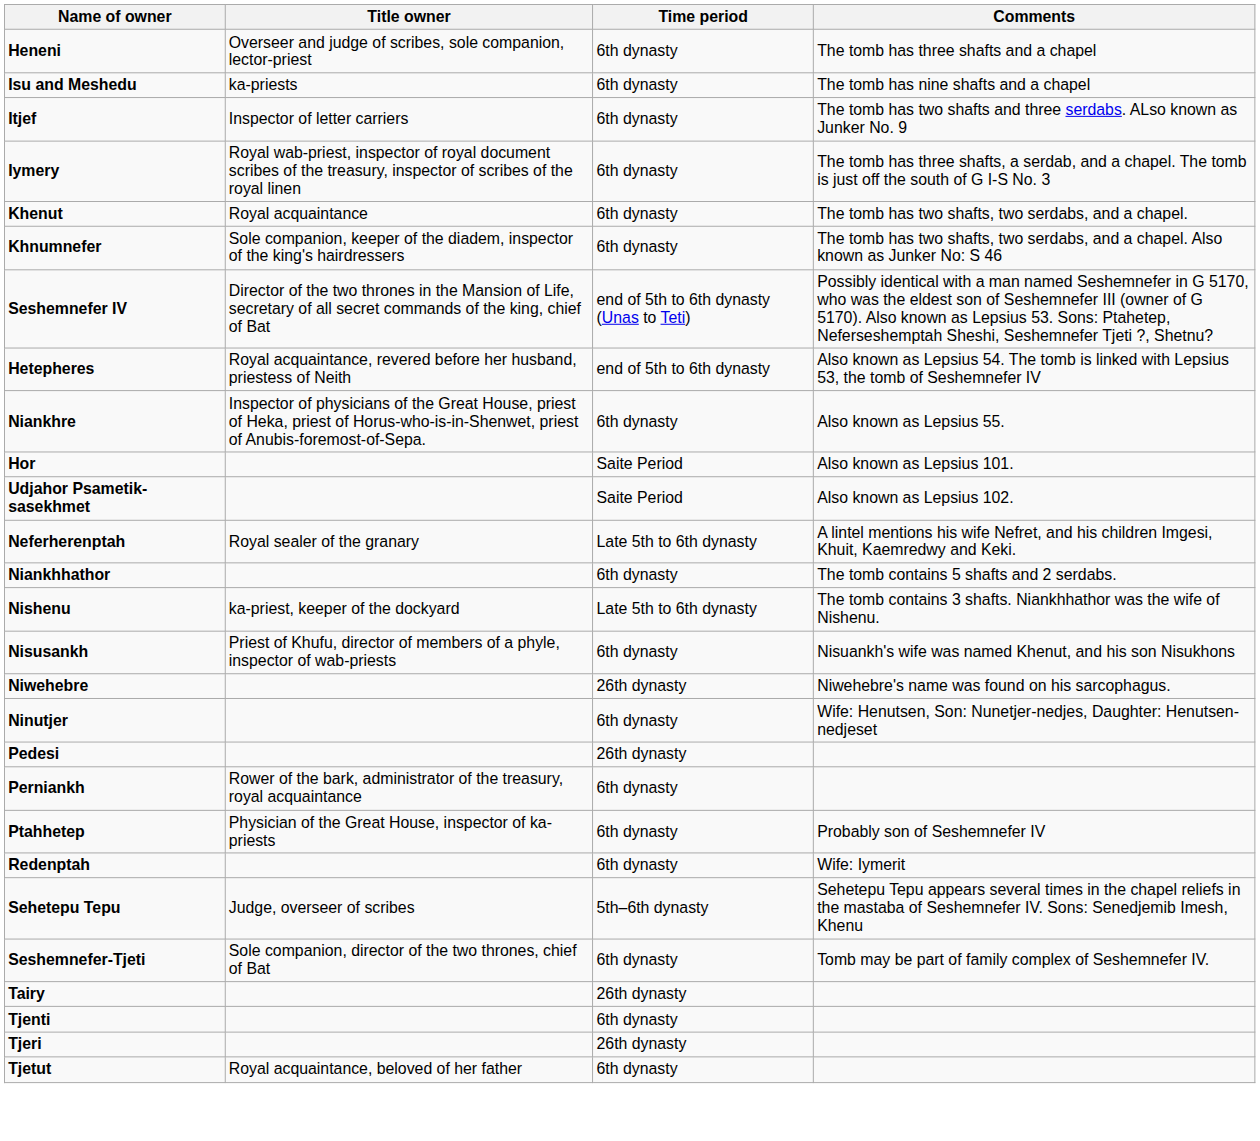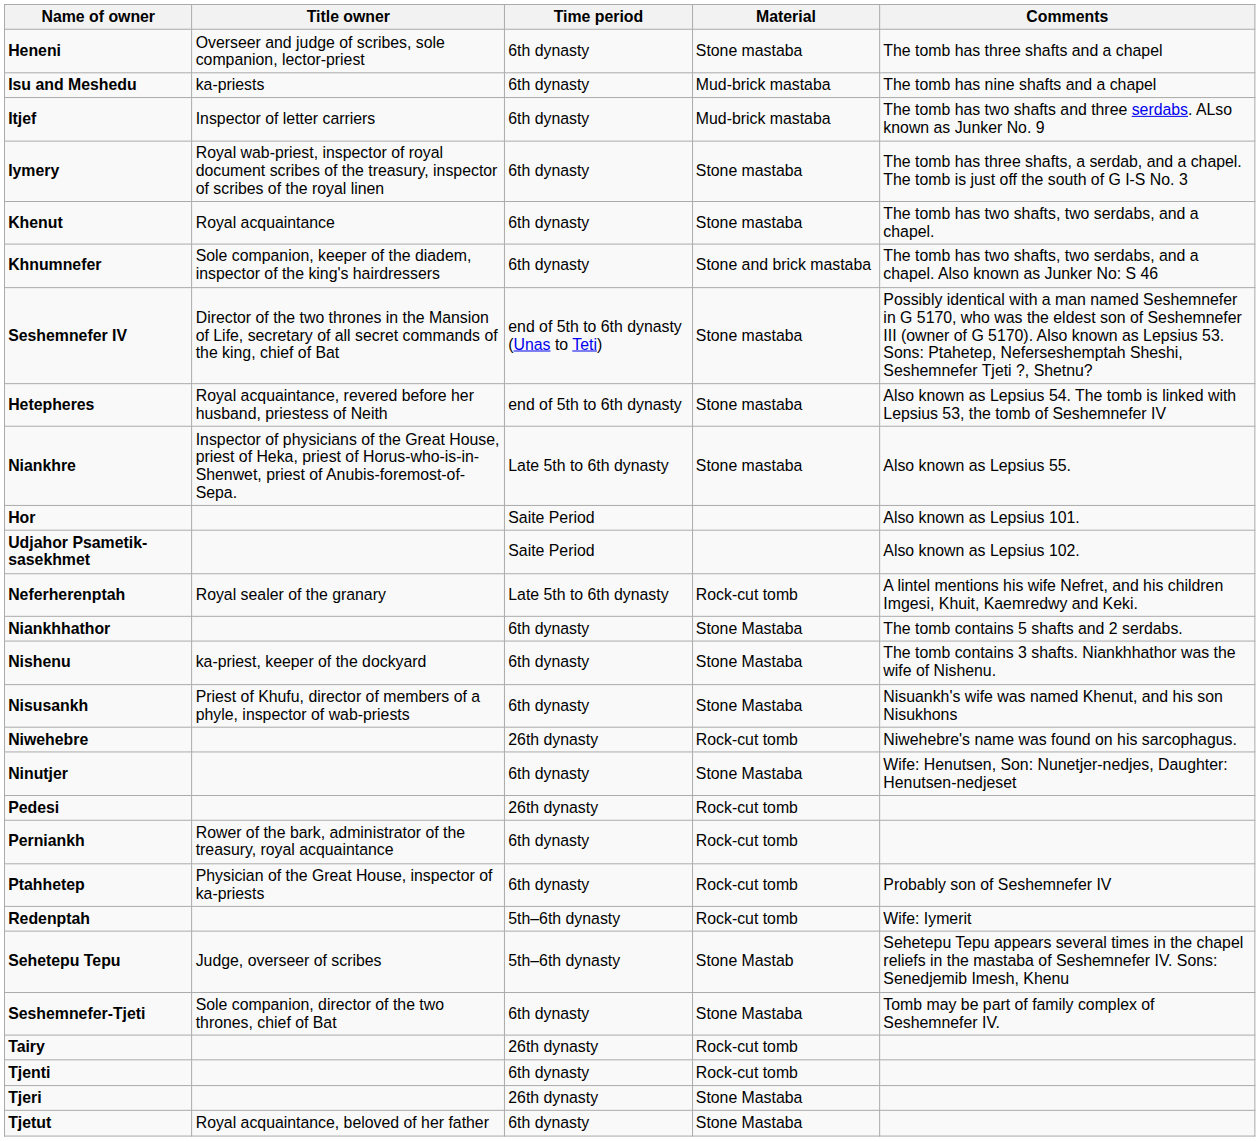+ column: (786, 17)
(637, 421) 6th dynasty -> (588, 465) Late 5th to 6th dynasty
(677, 609) Late 5th to 6th dynasty -> (549, 662) 6th dynasty
(637, 865) 6th dynasty -> (564, 918) 5th–6th dynasty
